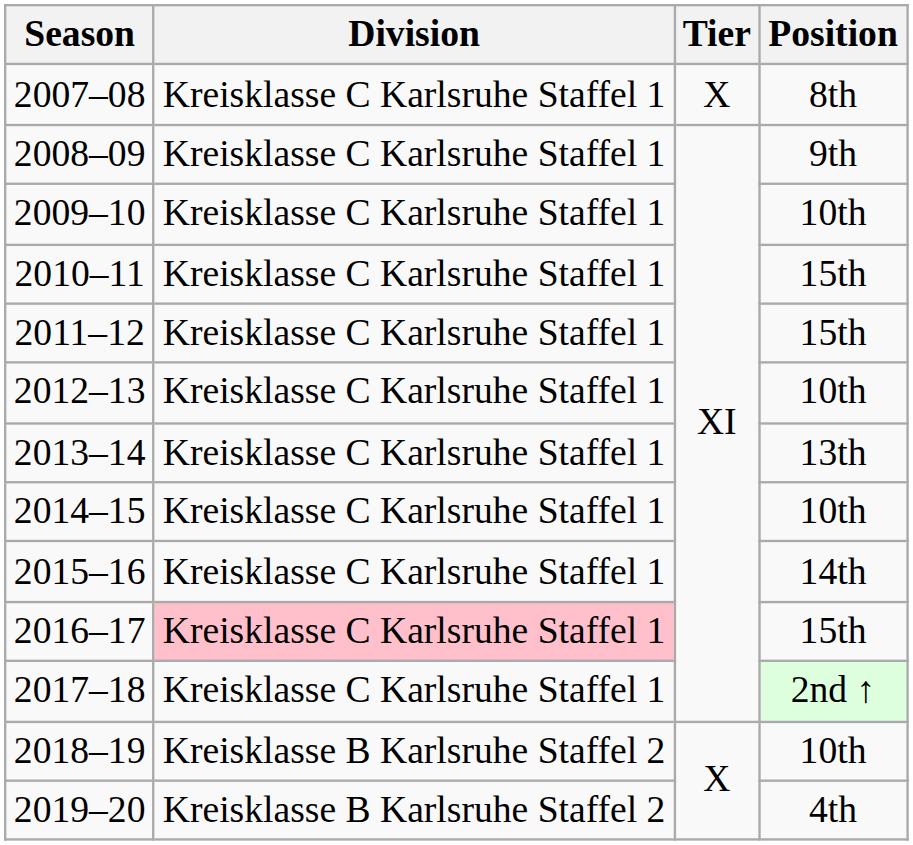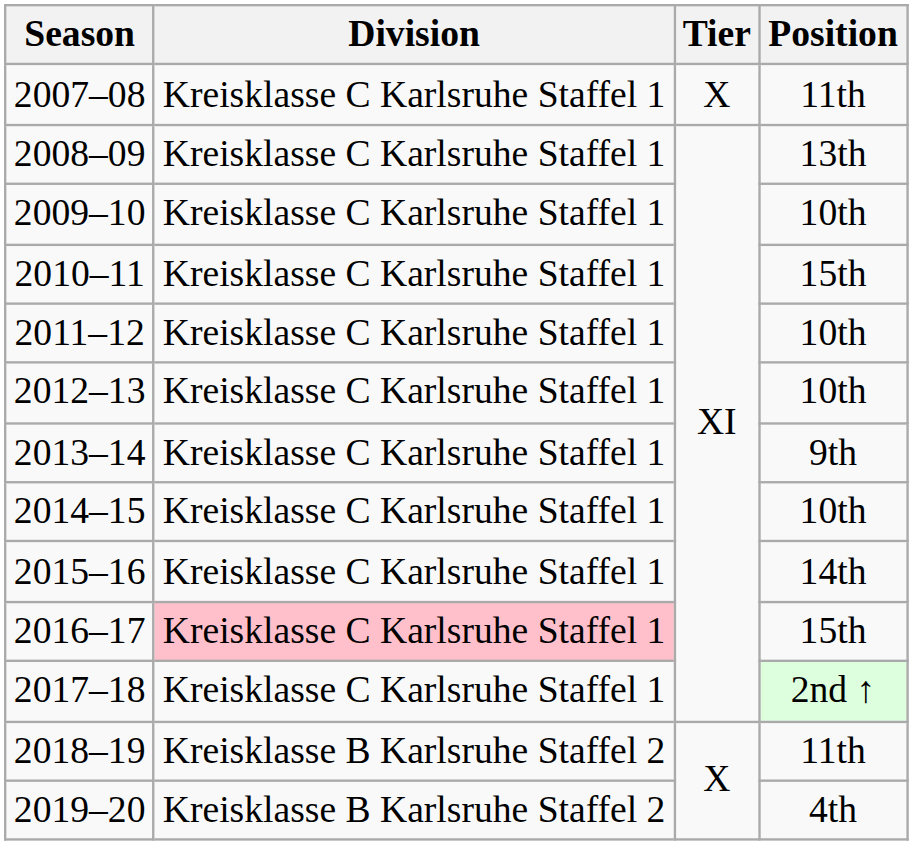(833, 93) 8th -> (833, 93) 11th
(833, 153) 9th -> (833, 153) 13th
(833, 332) 15th -> (833, 332) 10th
(833, 451) 13th -> (833, 451) 9th
(833, 749) 10th -> (833, 749) 11th
